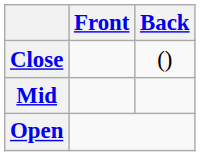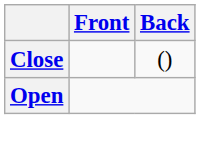- row: (37, 95)
